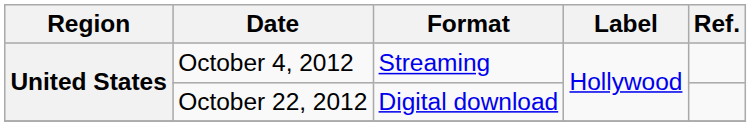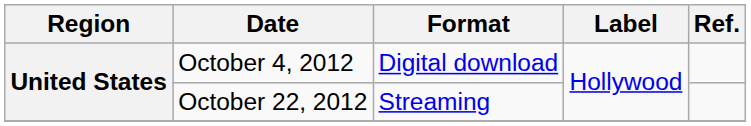(434, 62) Streaming -> (468, 62) Digital download
(468, 101) Digital download -> (434, 101) Streaming
